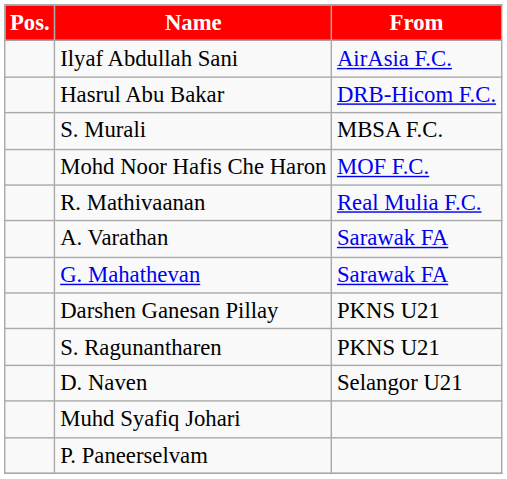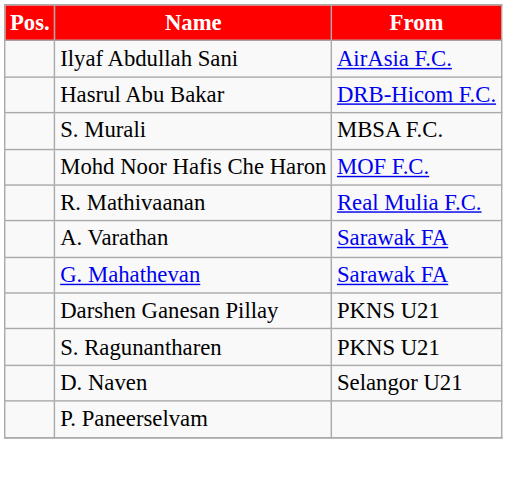- row: (150, 418)
